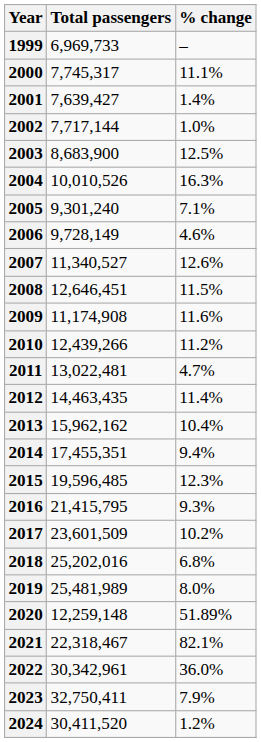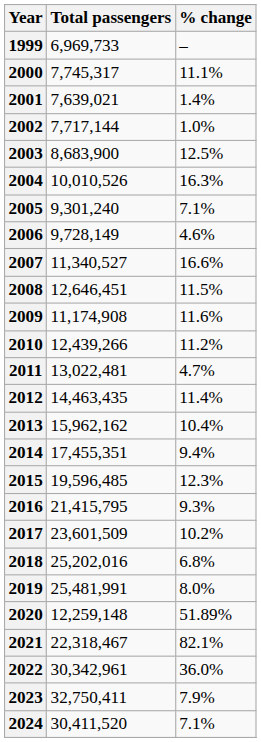(85, 99) 7,639,427 -> (85, 99) 7,639,021
(201, 262) 12.6% -> (201, 262) 16.6%
(89, 588) 25,481,989 -> (89, 588) 25,481,991
(197, 724) 1.2% -> (197, 724) 7.1%
